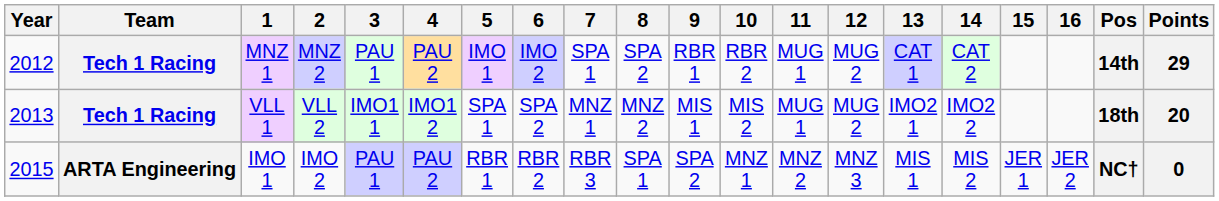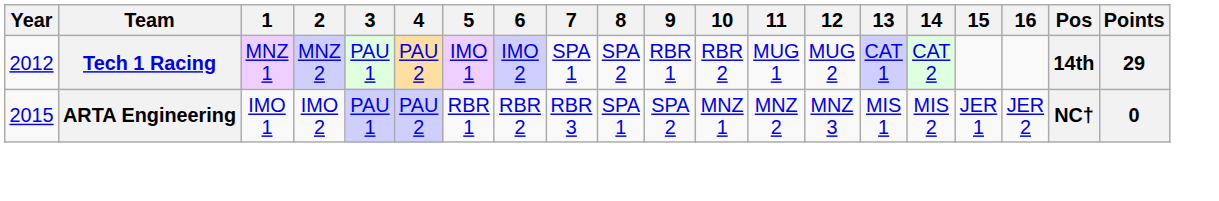- row: (267, 115)
